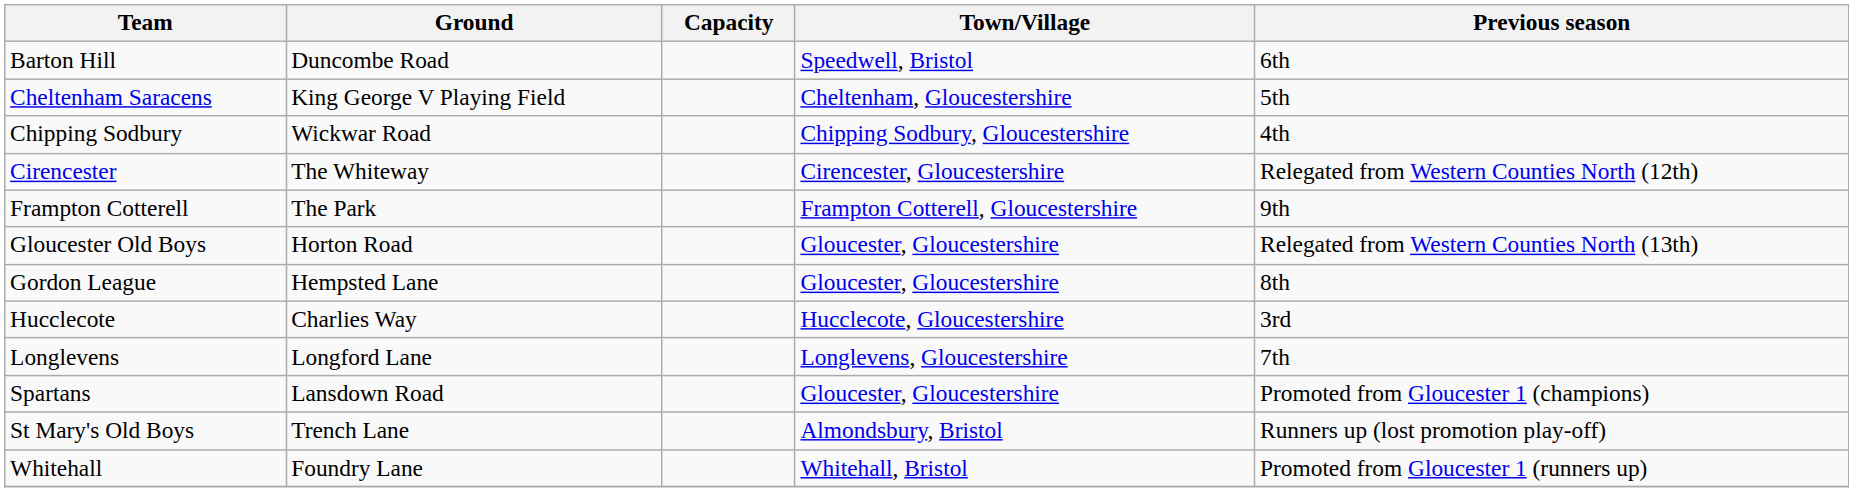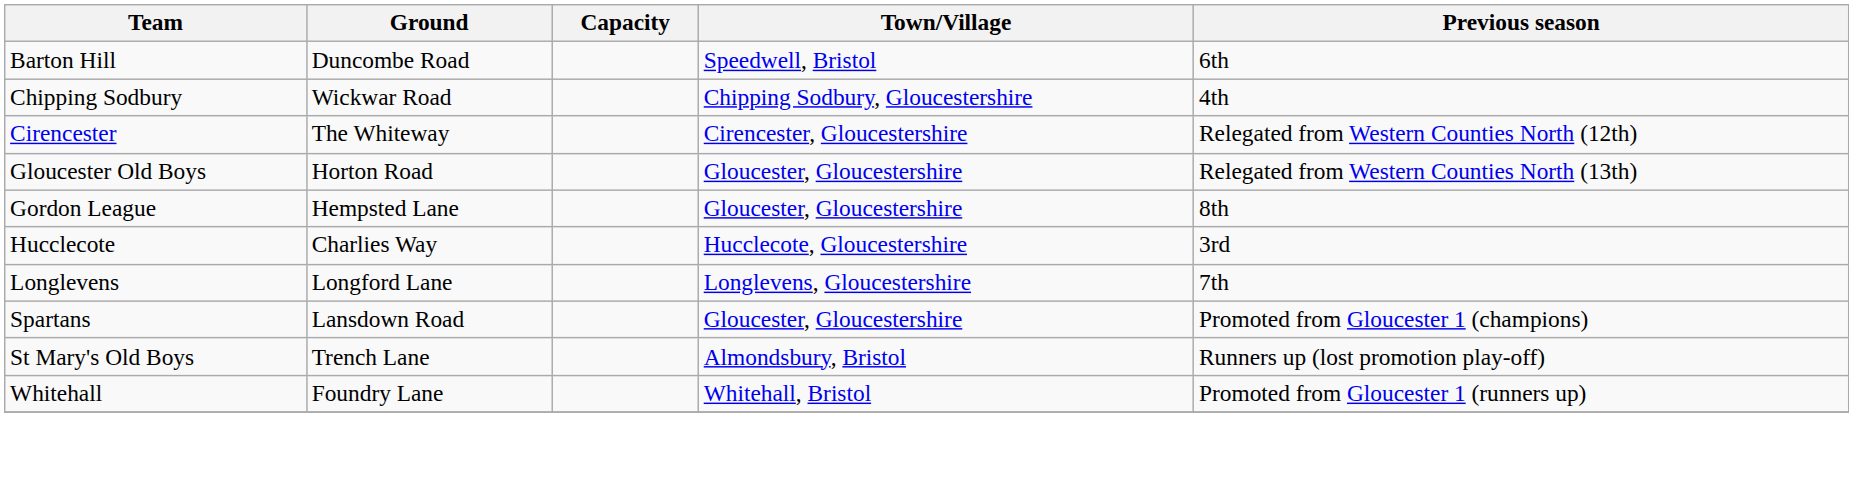- row: (111, 97)
- row: (99, 208)
